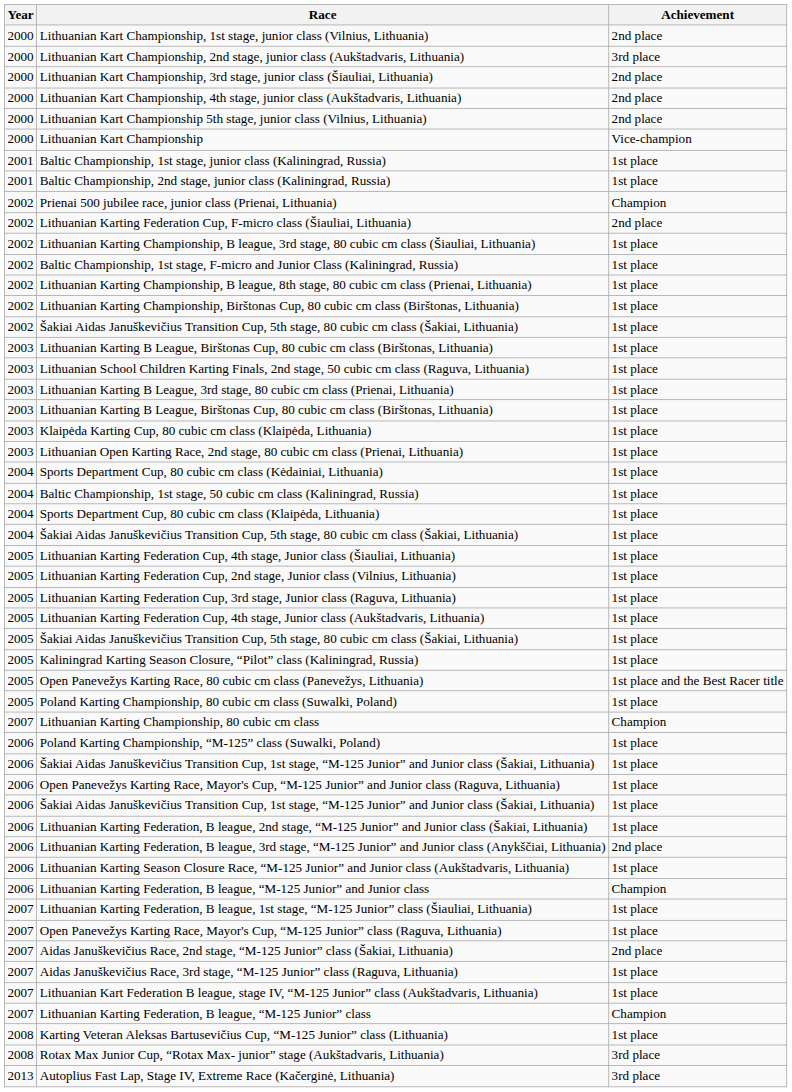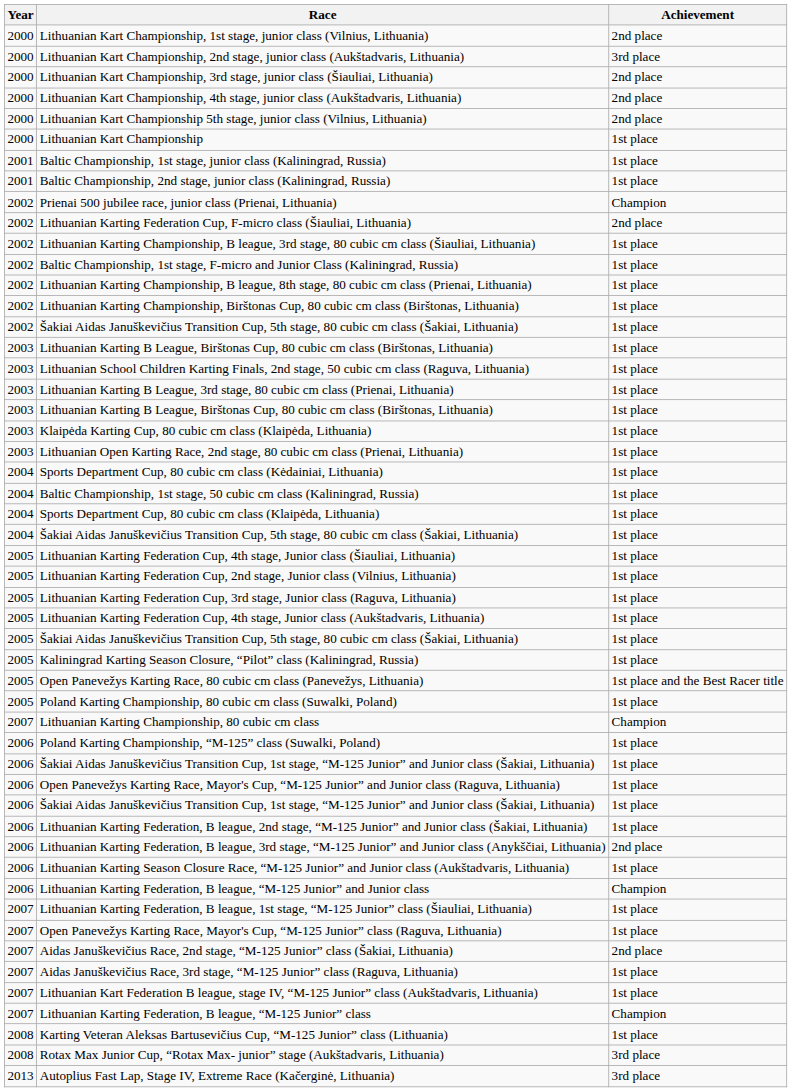(652, 139) Vice-champion -> (635, 139) 1st place
